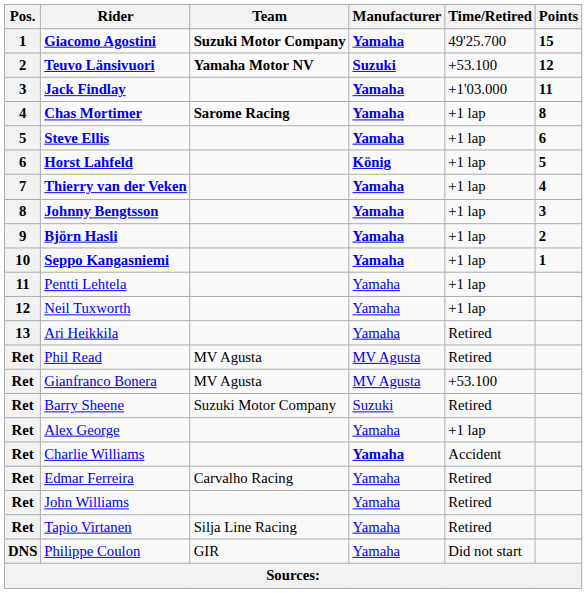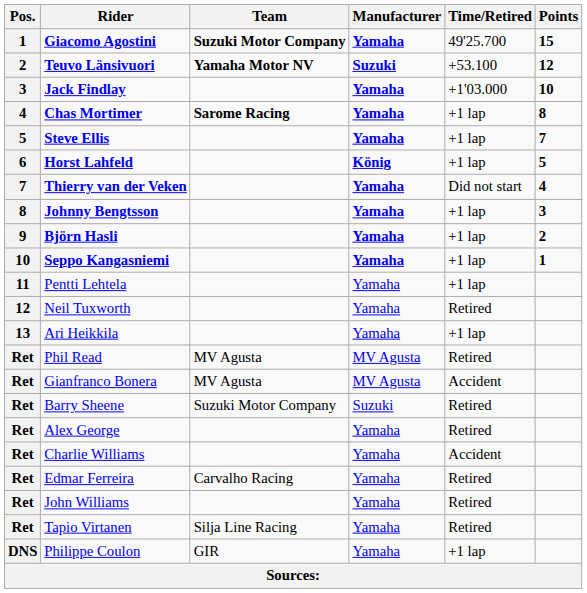(546, 89) 11 -> (546, 89) 10
(543, 138) 6 -> (543, 138) 7
(467, 187) +1 lap -> (485, 187) Did not start
(467, 308) +1 lap -> (470, 308) Retired
(470, 332) Retired -> (467, 332) +1 lap
(473, 381) +53.100 -> (475, 381) Accident
(467, 430) +1 lap -> (470, 430) Retired
(378, 454) bold -> (376, 454) normal
(485, 551) Did not start -> (467, 551) +1 lap
